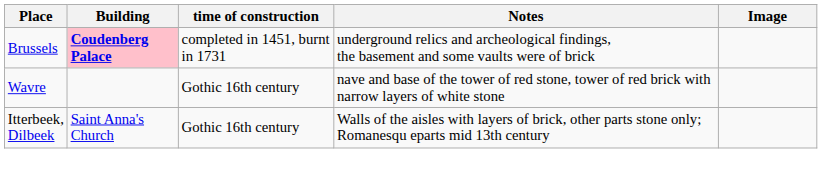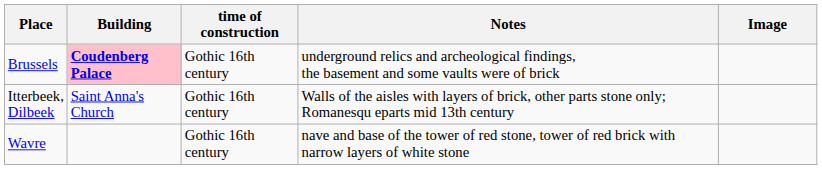(256, 47) completed in 1451, burnt in 1731 -> (220, 64) Gothic 16th century
rows swapped: (36, 127) <-> (27, 87)
